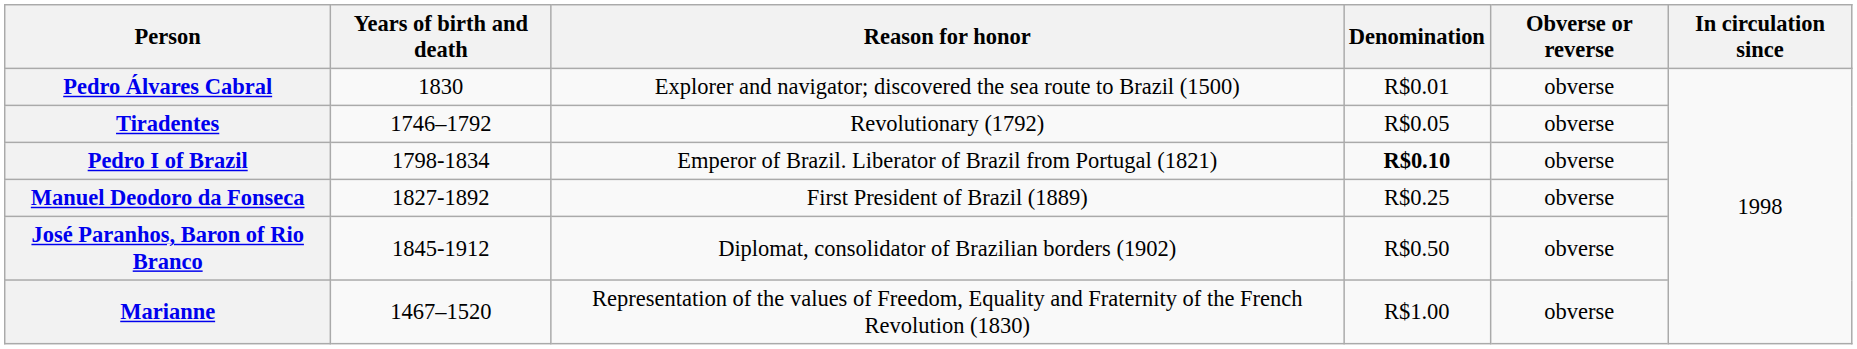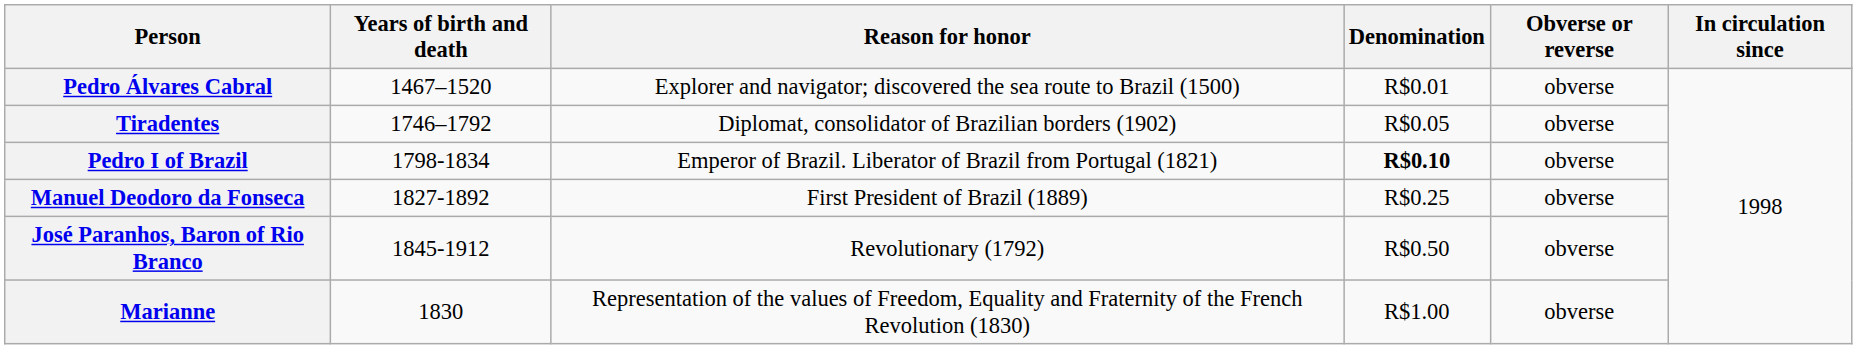(441, 86) 1830 -> (441, 86) 1467–1520
(947, 124) Revolutionary (1792) -> (947, 124) Diplomat, consolidator of Brazilian borders (1902)
(947, 248) Diplomat, consolidator of Brazilian borders (1902) -> (947, 248) Revolutionary (1792)
(441, 312) 1467–1520 -> (441, 312) 1830
